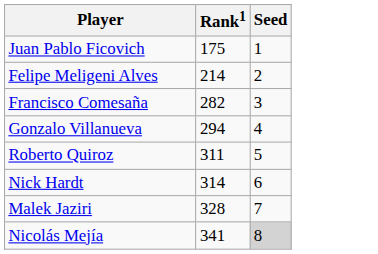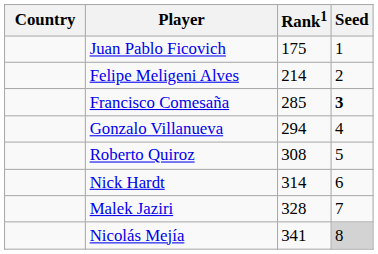+ column: (45, 20)
(212, 102) 282 -> (294, 102) 285
(258, 102) normal -> (339, 102) bold
(212, 155) 311 -> (294, 155) 308
